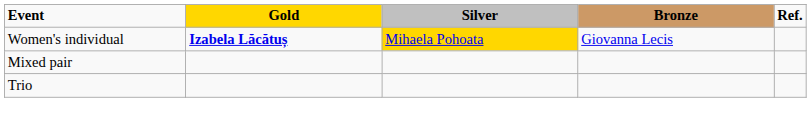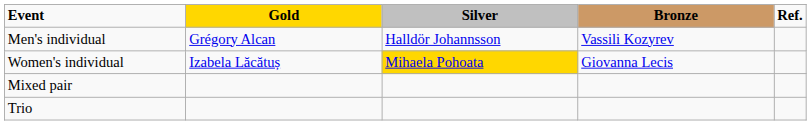+ row: (57, 39)
(238, 39) bold -> (235, 62) normal
